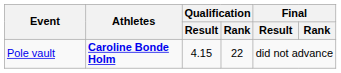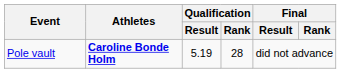(201, 54) 4.15 -> (201, 54) 5.19
(237, 54) 22 -> (237, 54) 28
